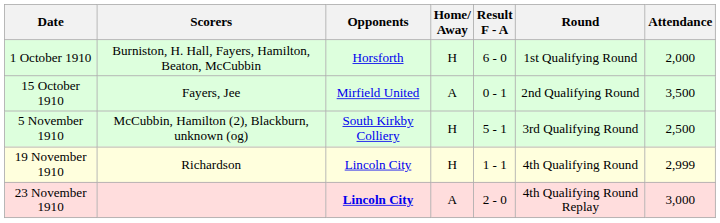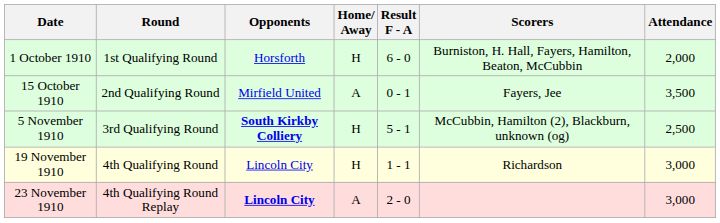columns swapped: (580, 22) <-> (211, 22)
(378, 128) normal -> (280, 128) bold
(680, 164) 2,999 -> (680, 164) 3,000
